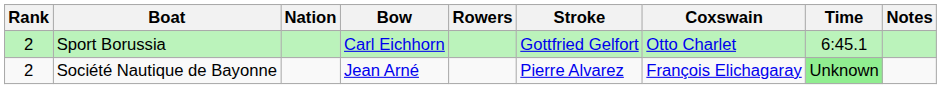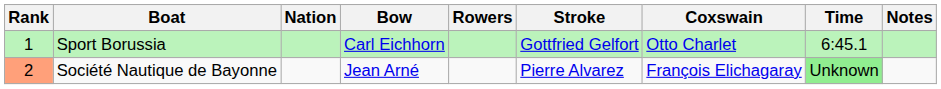(29, 44) 2 -> (29, 44) 1
(29, 70) no background -> (29, 70) lightsalmon background
